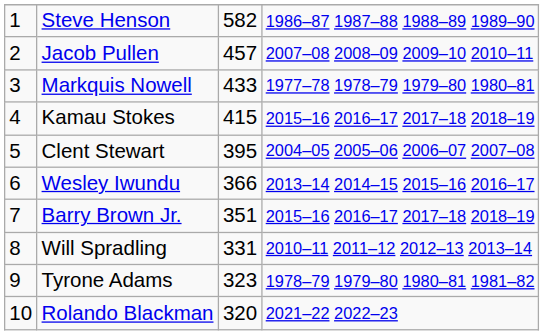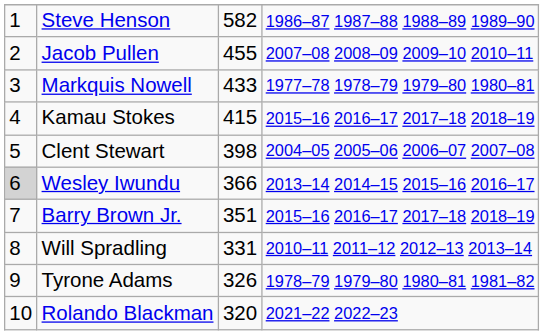(240, 53) 457 -> (240, 53) 455
(240, 150) 395 -> (240, 150) 398
(15, 183) no background -> (15, 183) lightgrey background
(240, 280) 323 -> (240, 280) 326
